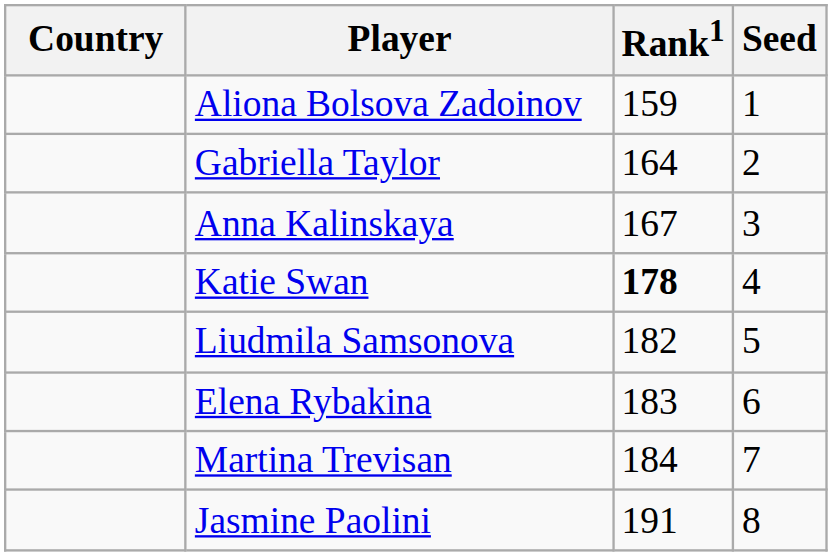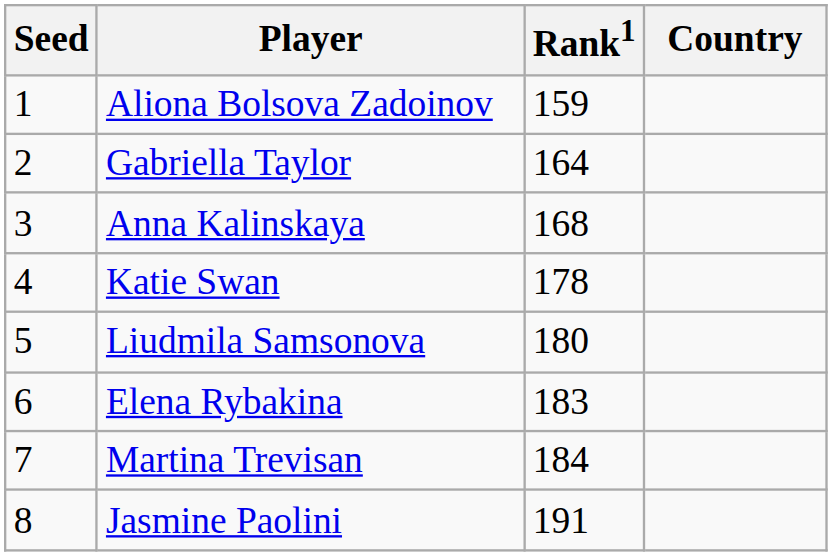columns swapped: (96, 39) <-> (779, 39)
(650, 222) 167 -> (561, 222) 168
(650, 281) bold -> (561, 281) normal
(650, 341) 182 -> (561, 341) 180
